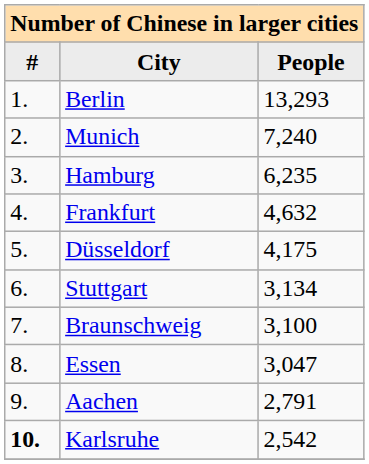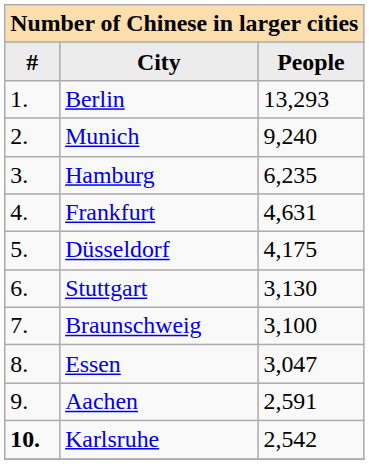(290, 136) 7,240 -> (290, 136) 9,240
(290, 212) 4,632 -> (290, 212) 4,631
(290, 288) 3,134 -> (290, 288) 3,130
(290, 401) 2,791 -> (290, 401) 2,591
